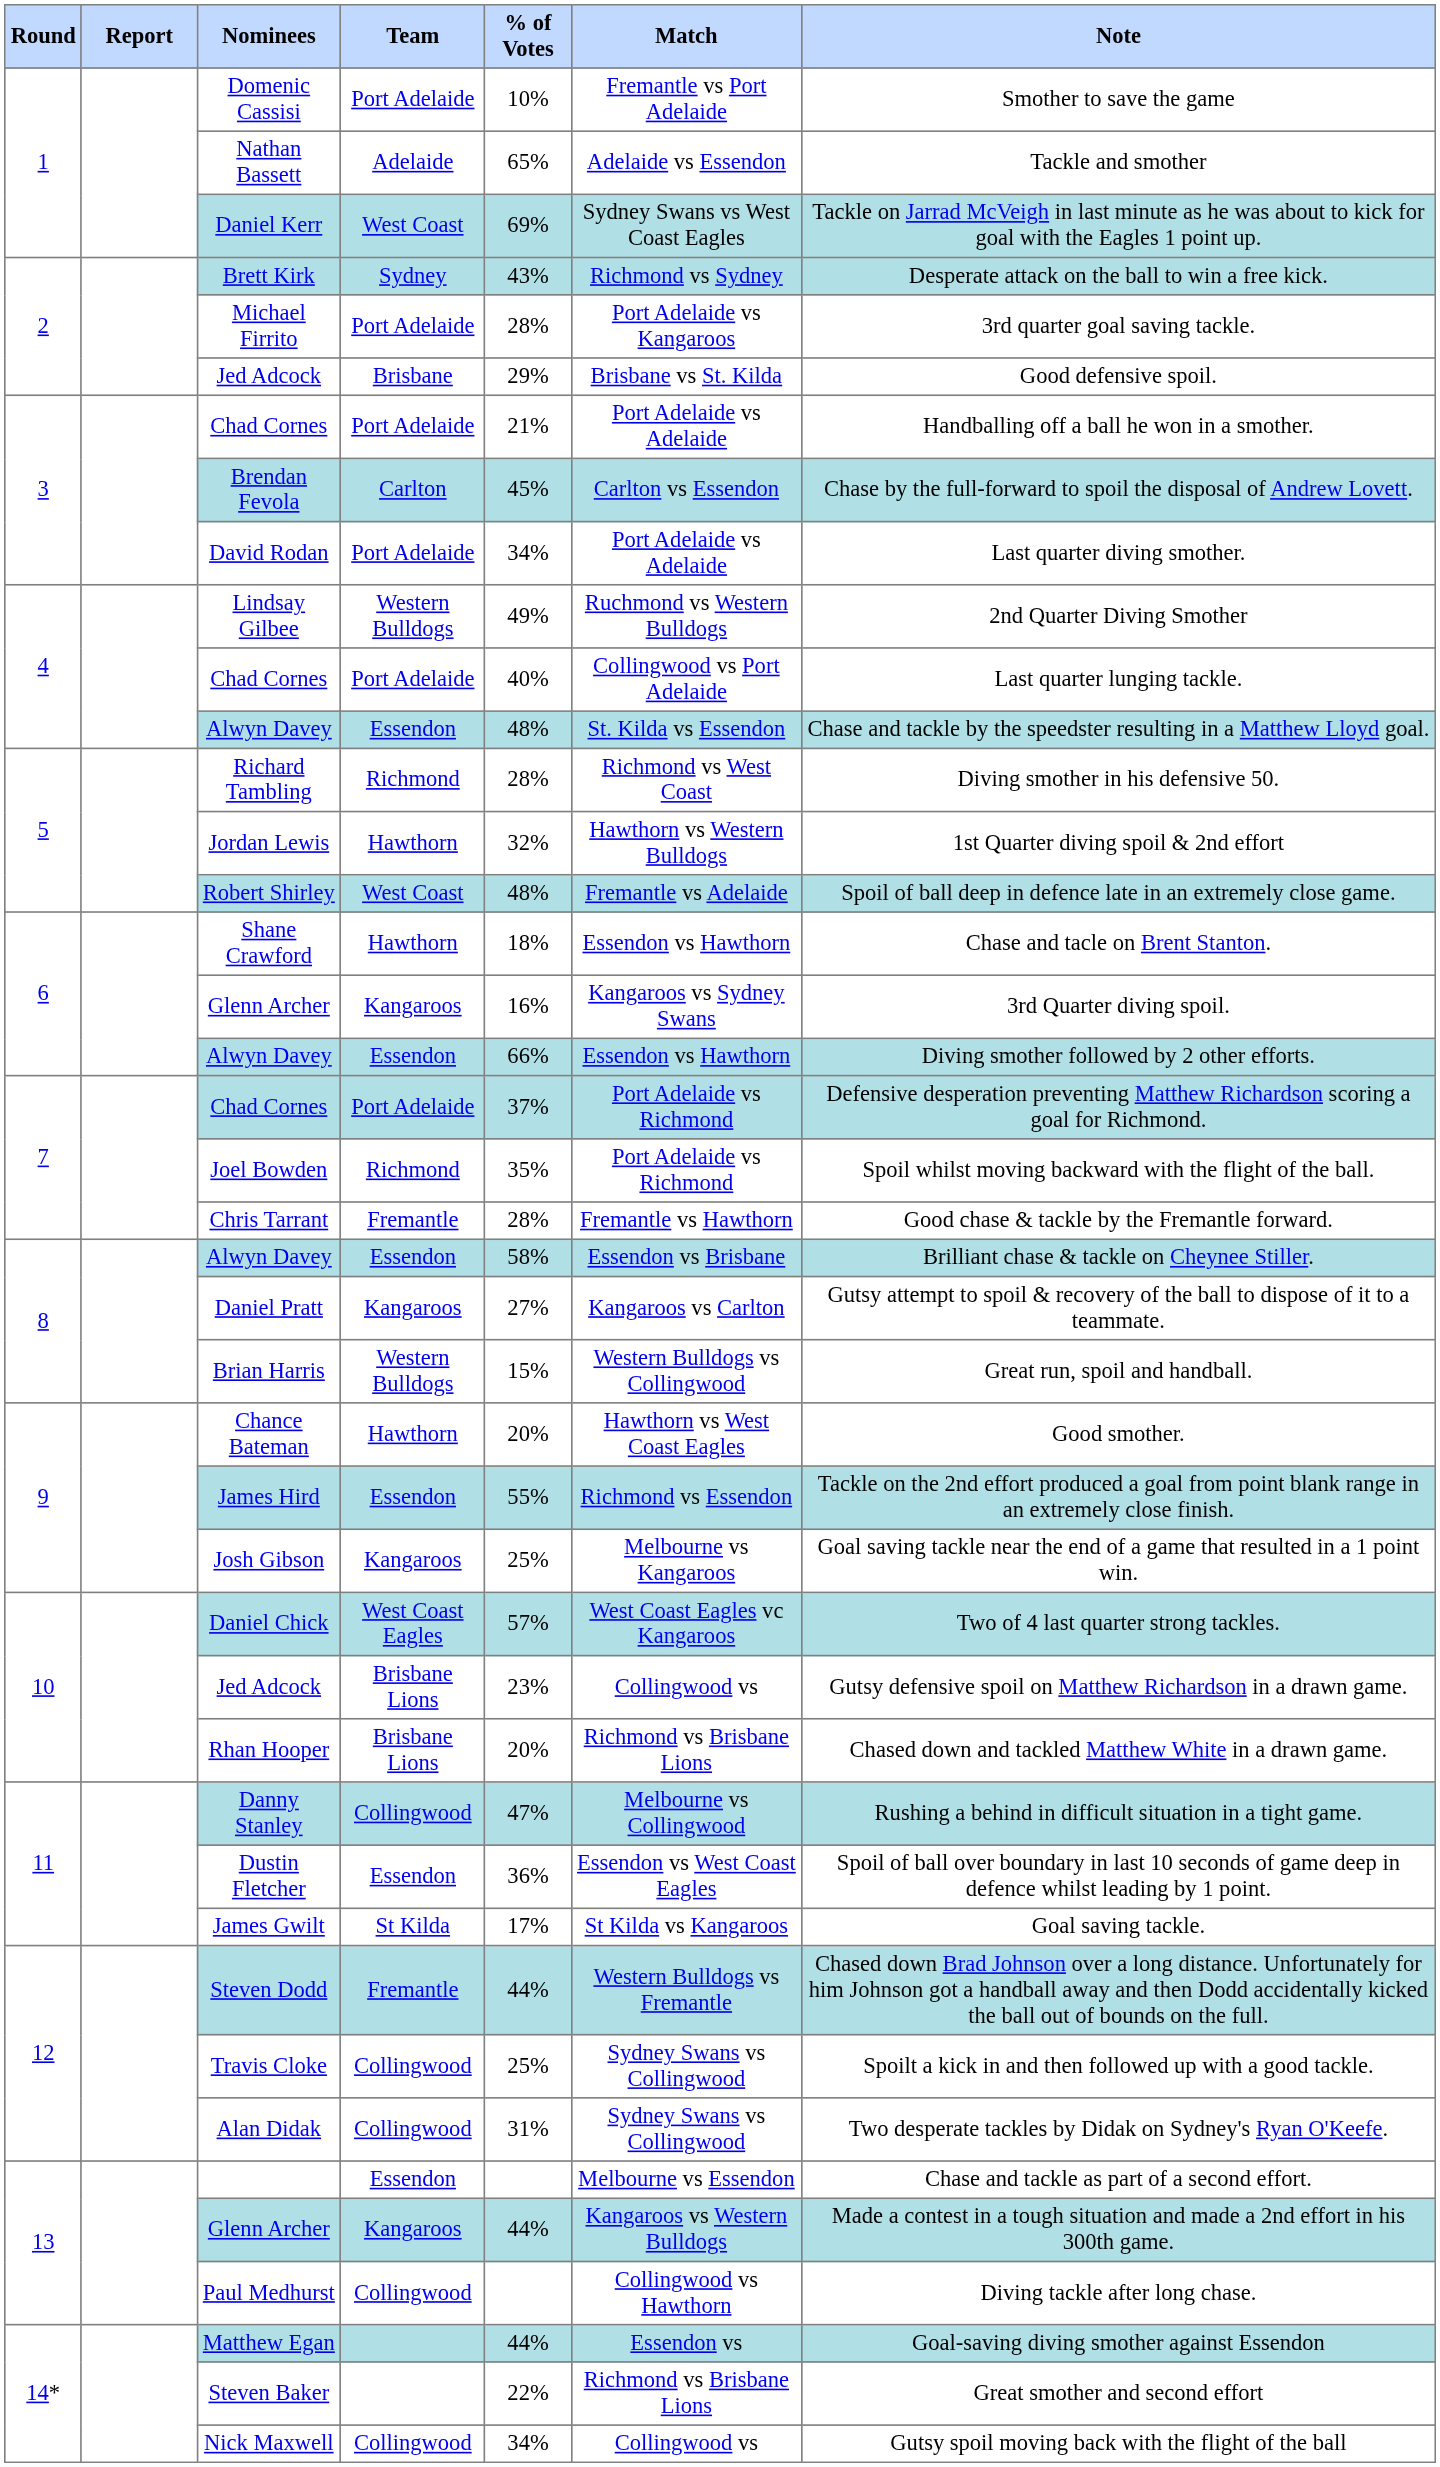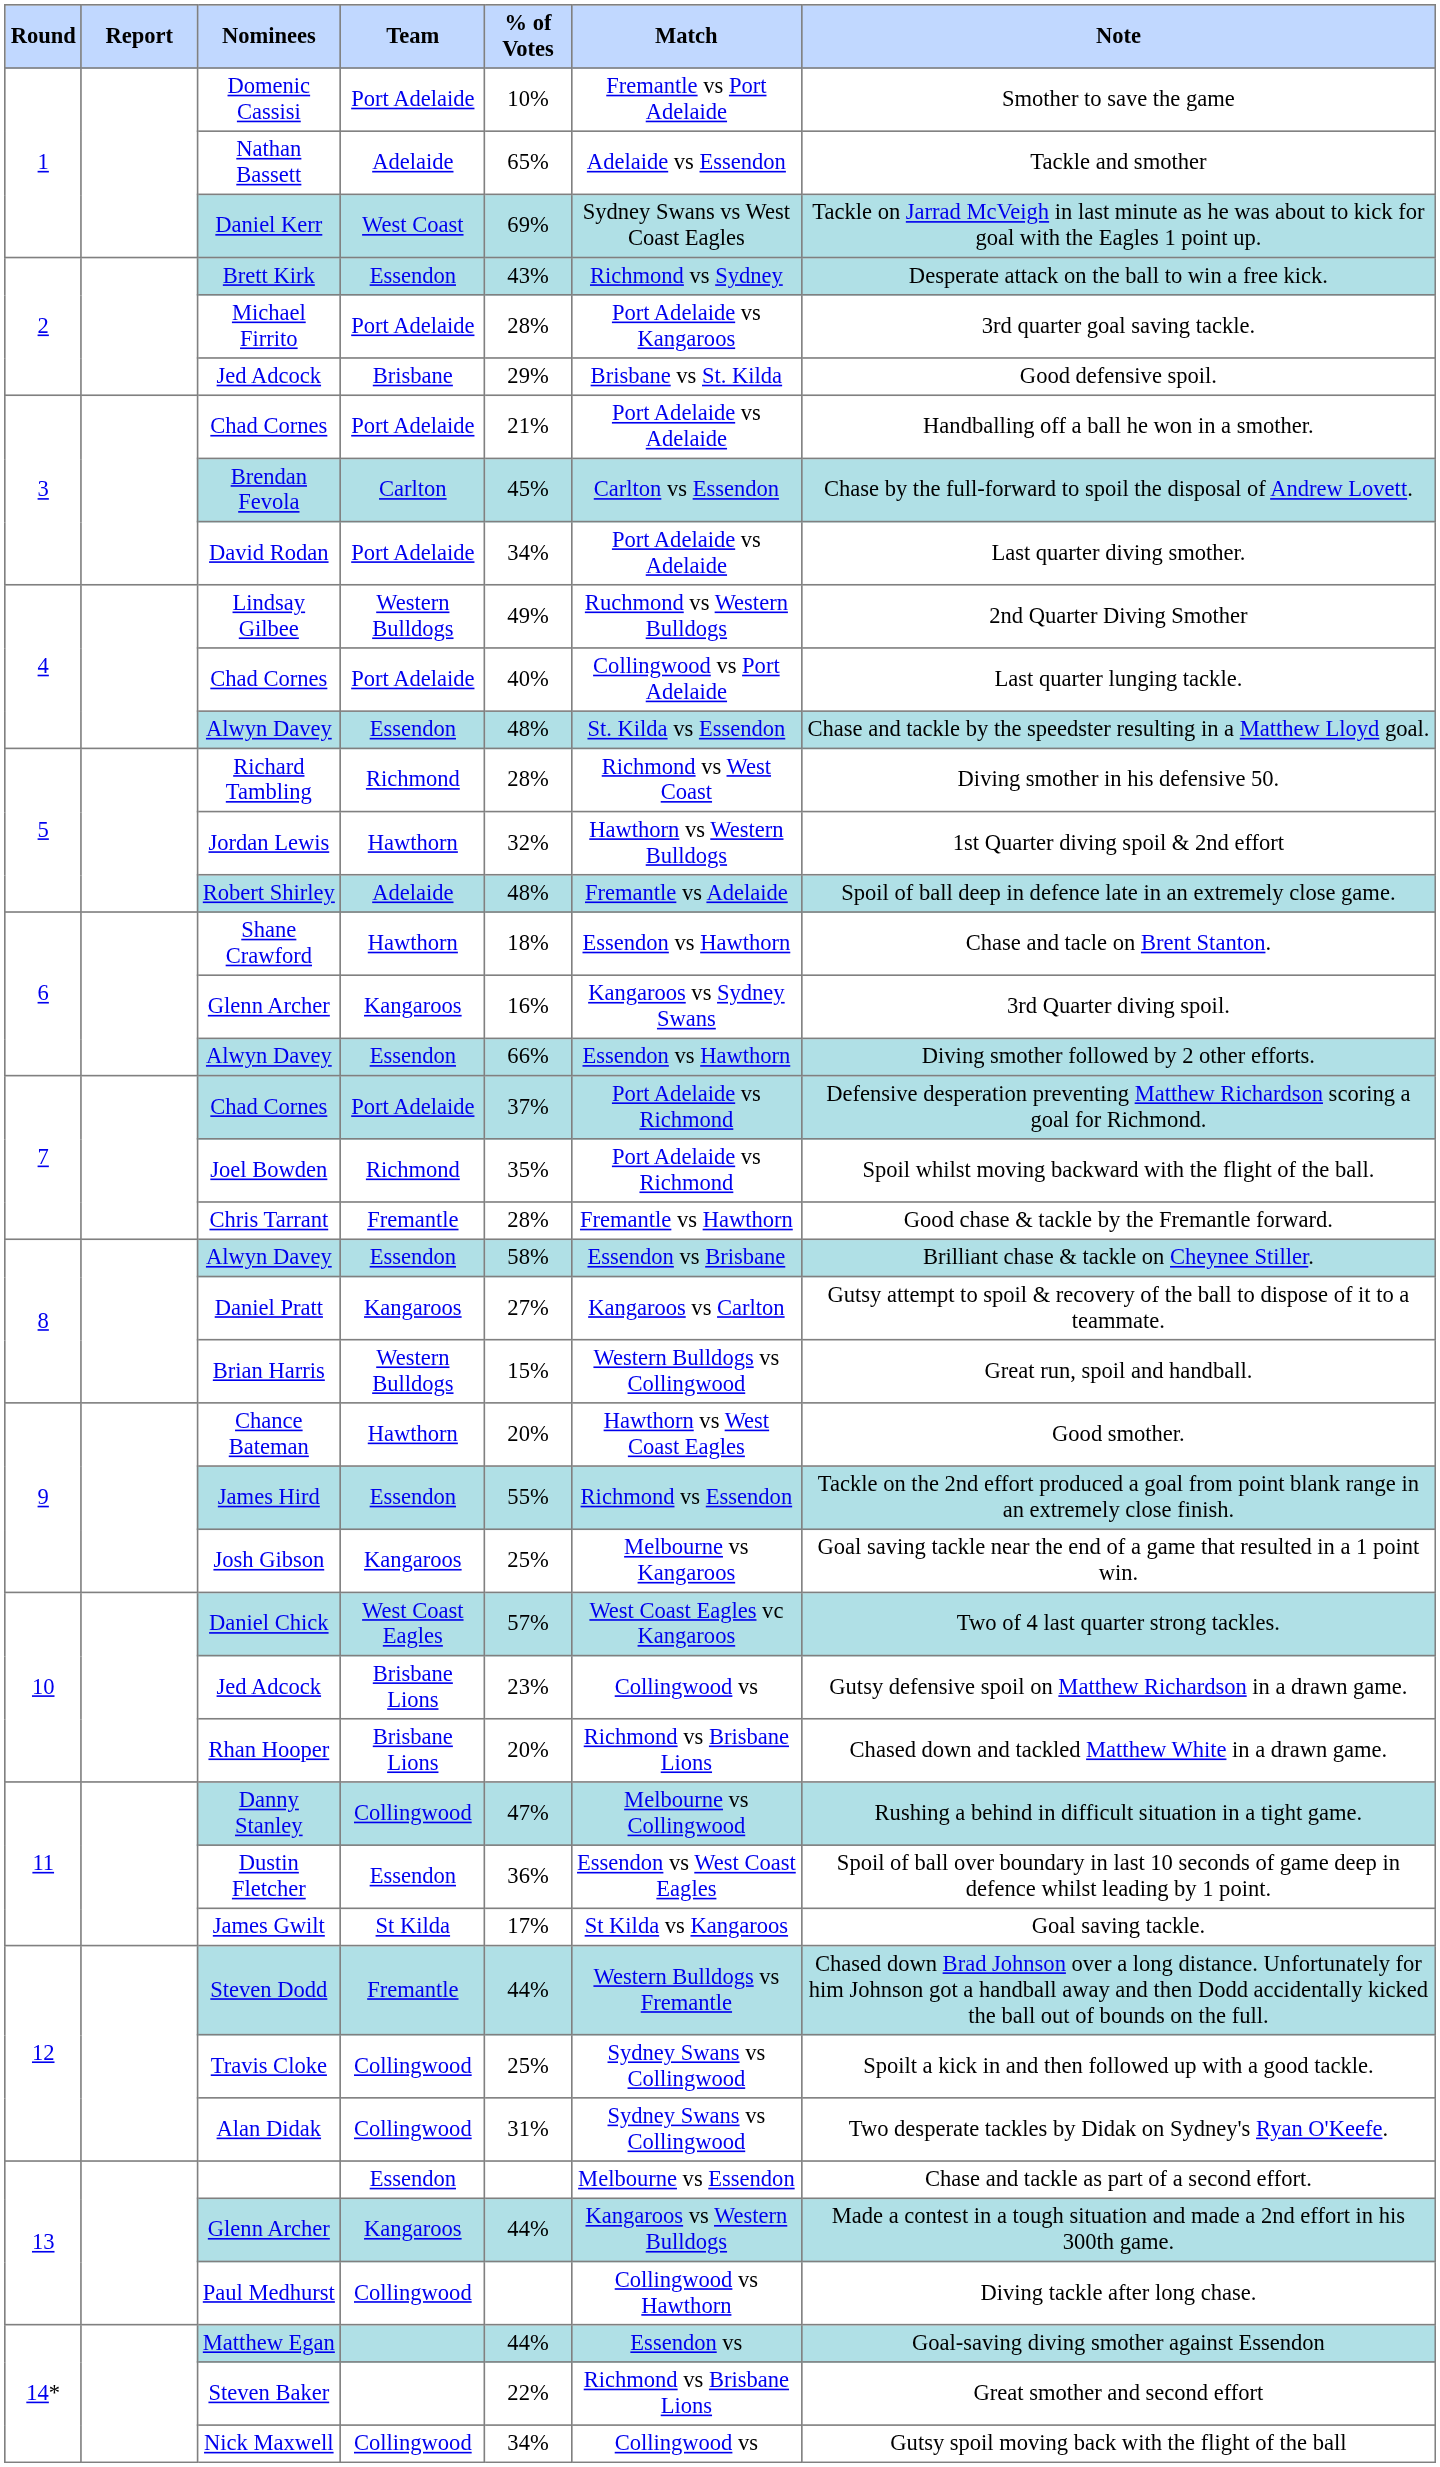(413, 275) Sydney -> (413, 275) Essendon
(413, 893) West Coast -> (413, 893) Adelaide
